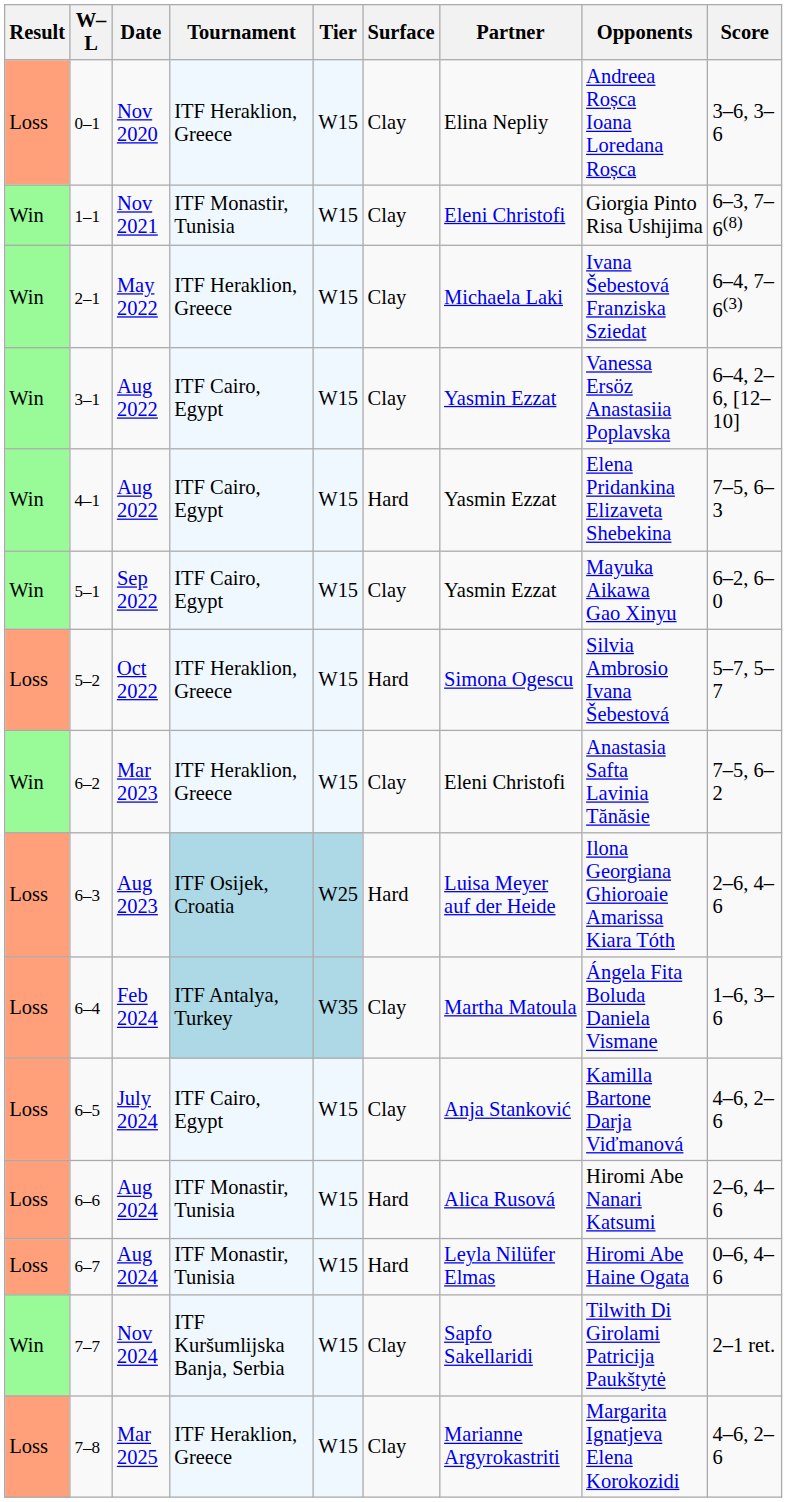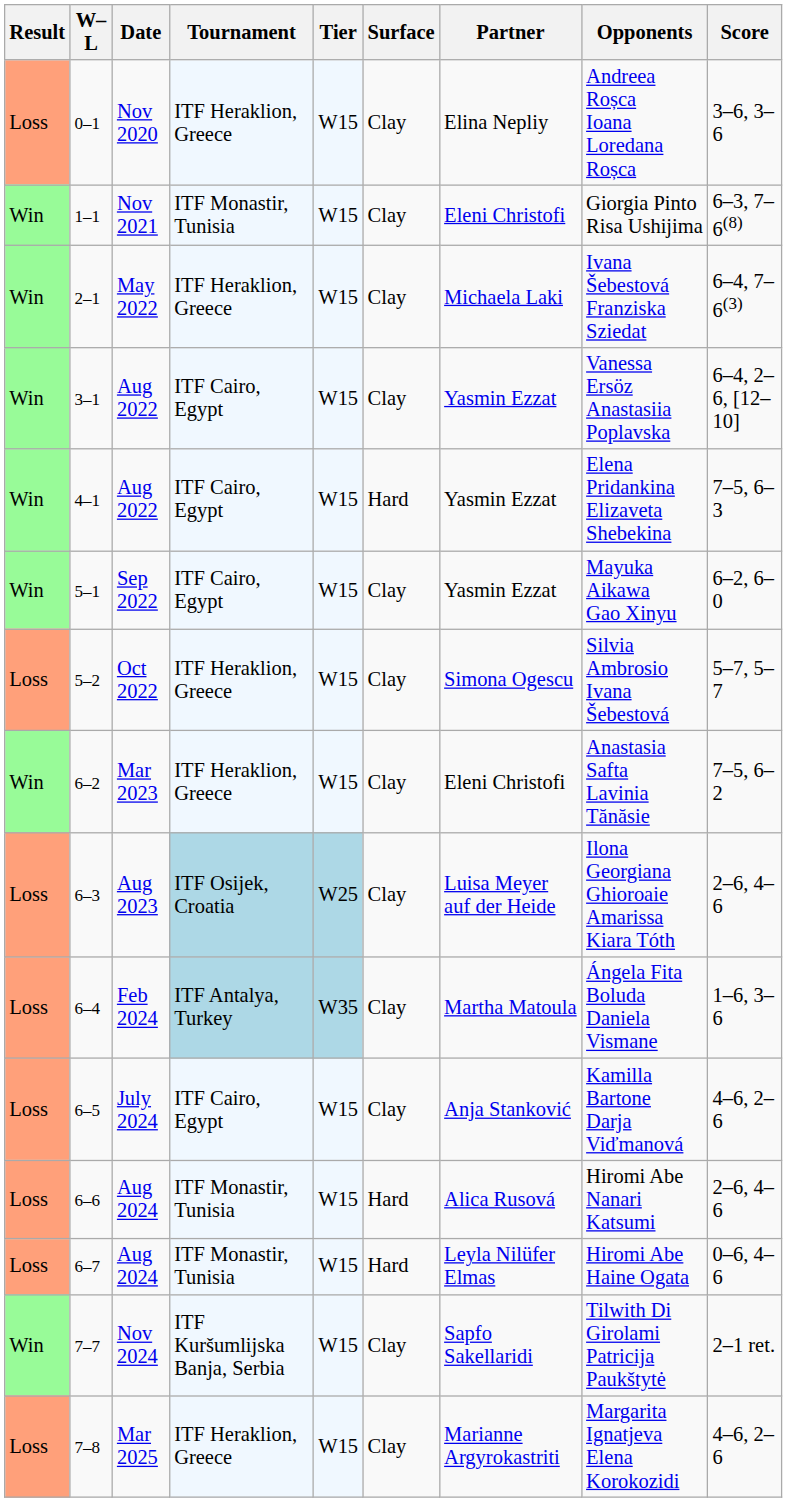(388, 679) Hard -> (387, 679) Clay
(388, 894) Hard -> (387, 894) Clay
